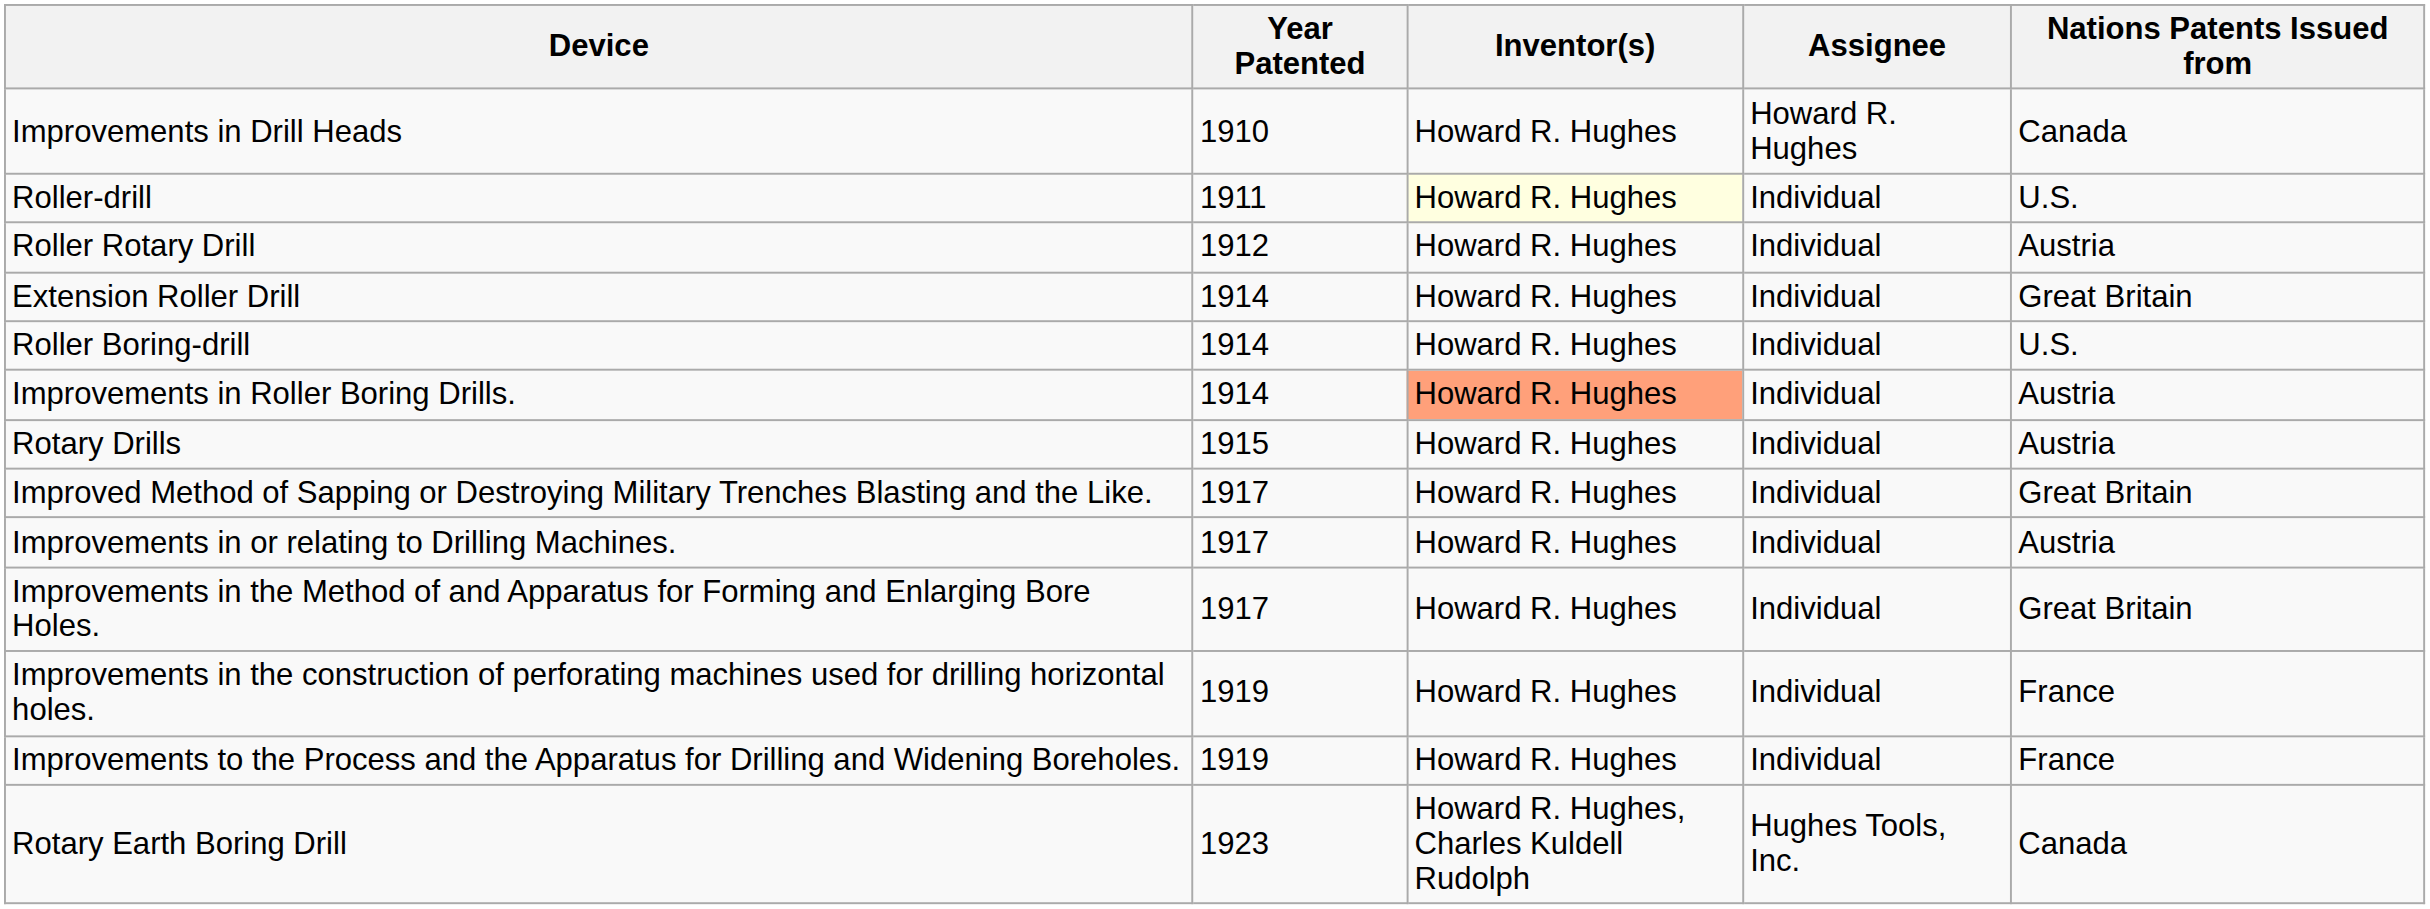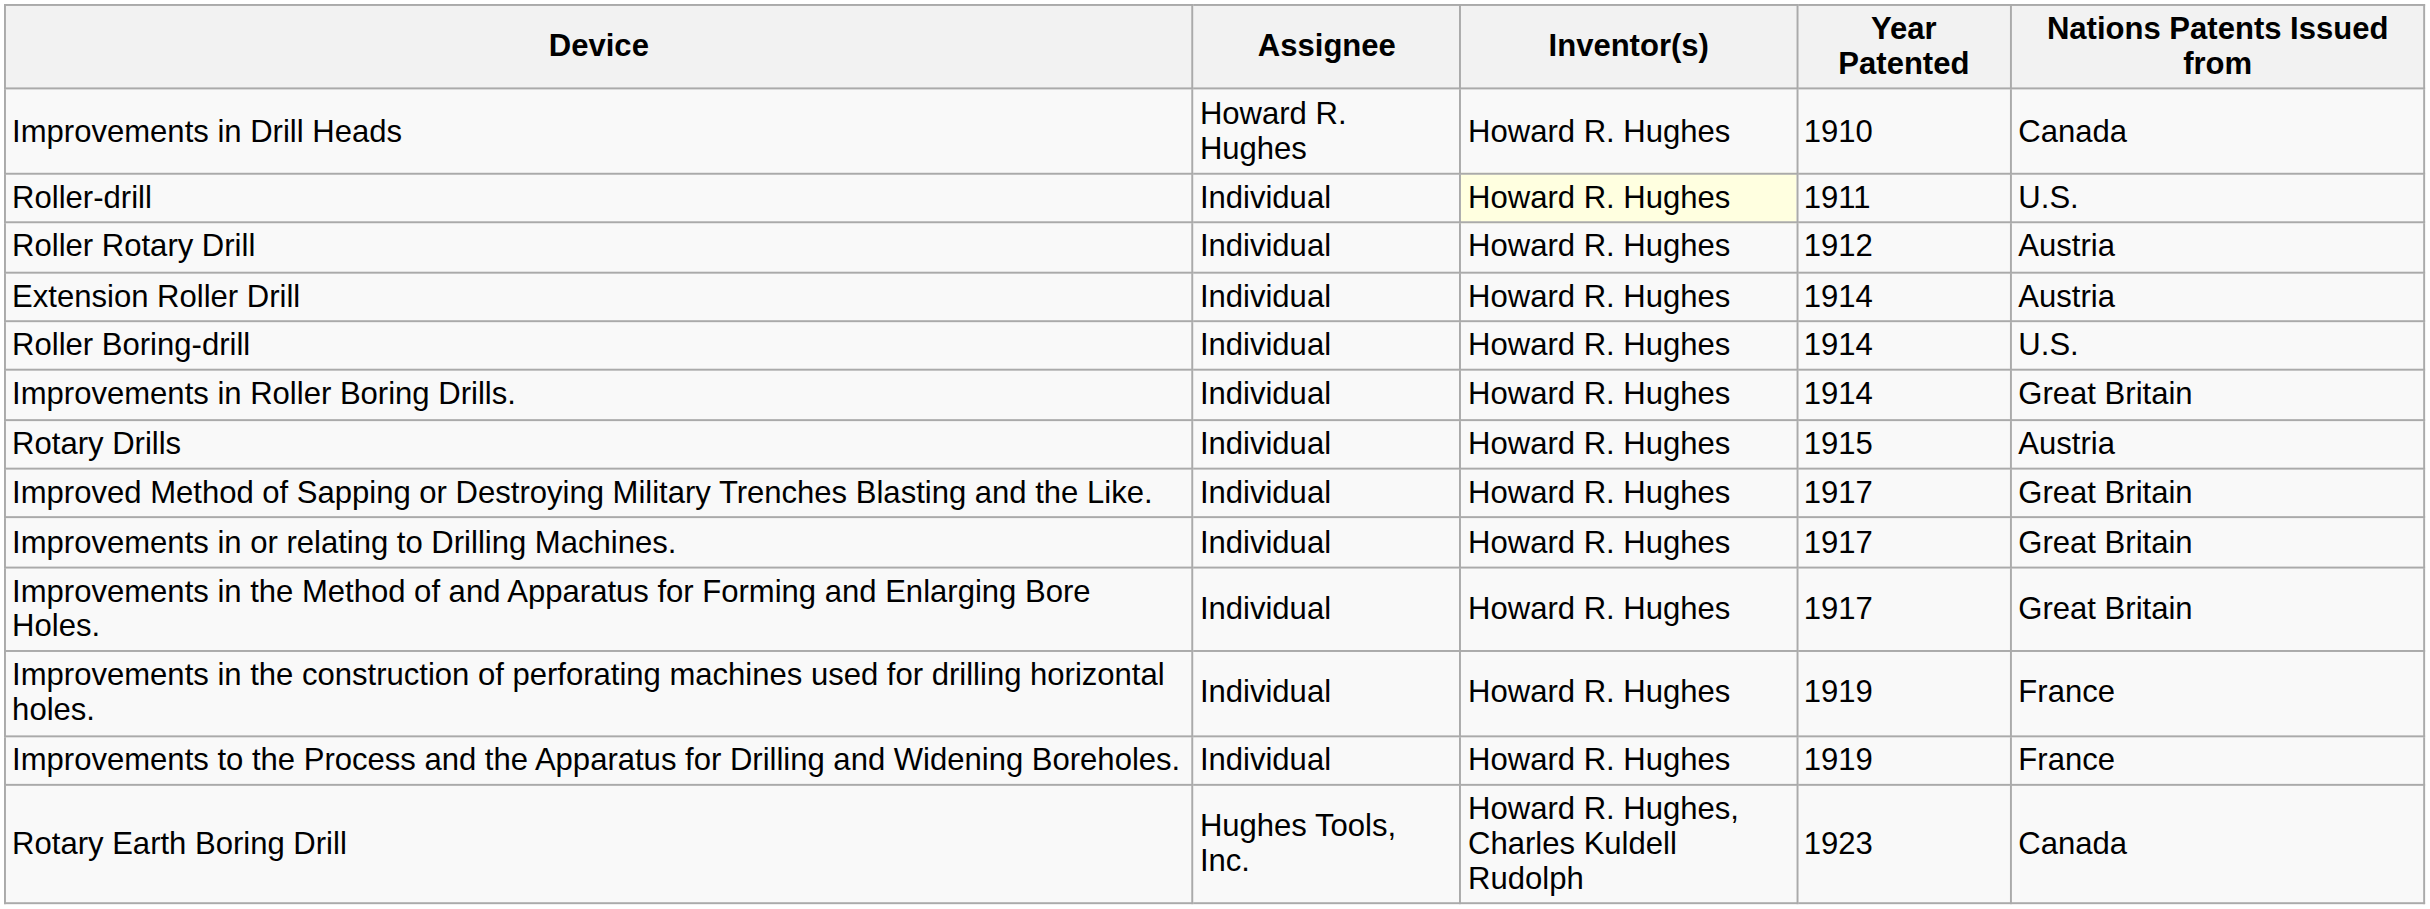columns swapped: (1300, 46) <-> (1877, 46)
(2105, 295) Great Britain -> (2067, 295) Austria
(1546, 394) lightsalmon background -> (1599, 394) no background
(2067, 394) Austria -> (2105, 394) Great Britain
(2067, 542) Austria -> (2105, 542) Great Britain
